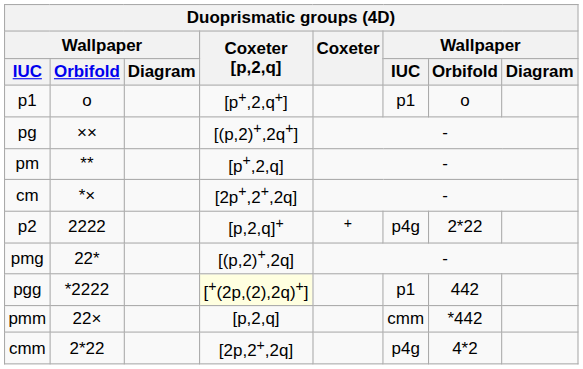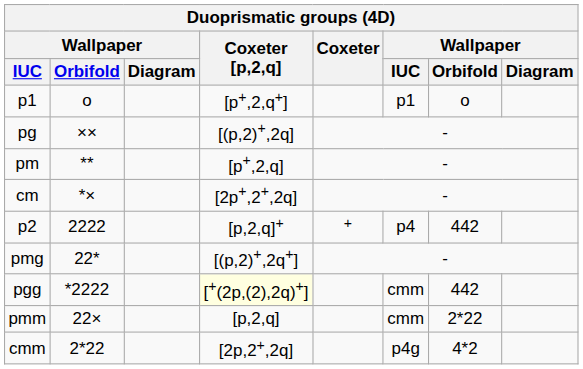(256, 132) [(p,2)+,2q+] -> (256, 132) [(p,2)+,2q]
(406, 226) p4g -> (406, 226) p4
(465, 226) 2*22 -> (465, 226) 442
(256, 258) [(p,2)+,2q] -> (256, 258) [(p,2)+,2q+]
(406, 289) p1 -> (406, 289) cmm
(465, 319) *442 -> (465, 319) 2*22
